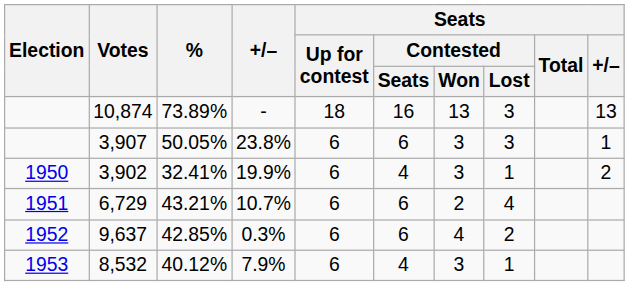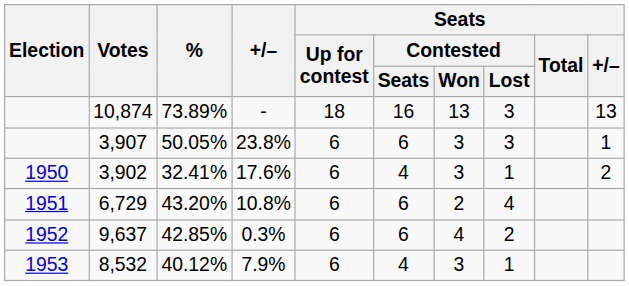(263, 173) 19.9% -> (263, 173) 17.6%
(194, 204) 43.21% -> (194, 204) 43.20%
(263, 204) 10.7% -> (263, 204) 10.8%
